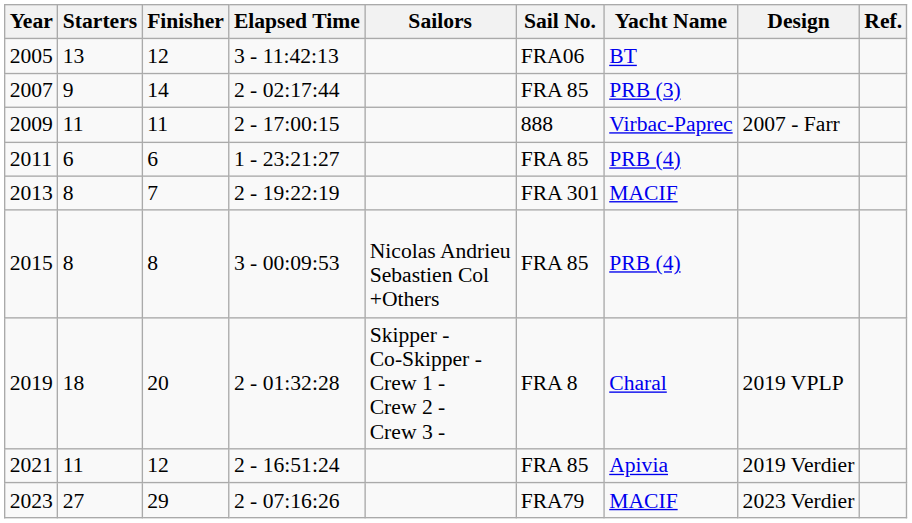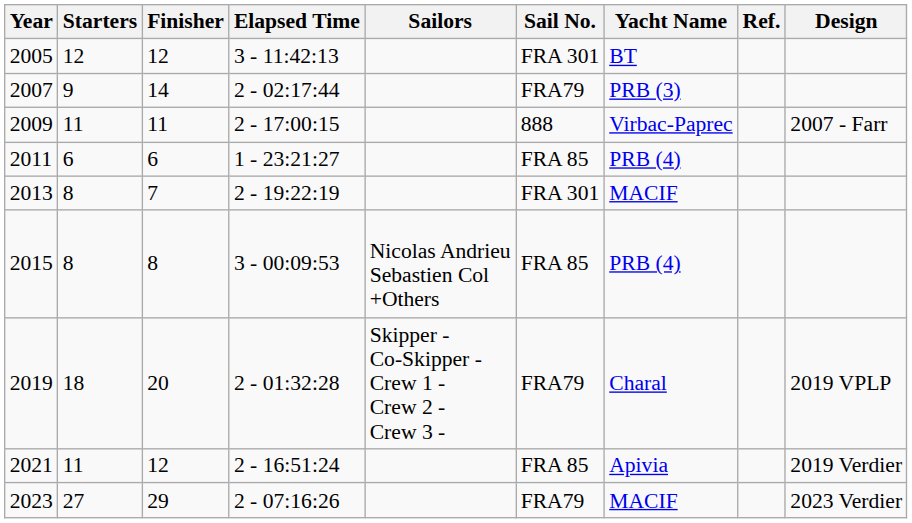columns swapped: (799, 21) <-> (883, 21)
(74, 55) 13 -> (74, 55) 12
(552, 55) FRA06 -> (560, 55) FRA 301
(555, 90) FRA 85 -> (552, 90) FRA79
(549, 382) FRA 8 -> (552, 382) FRA79
